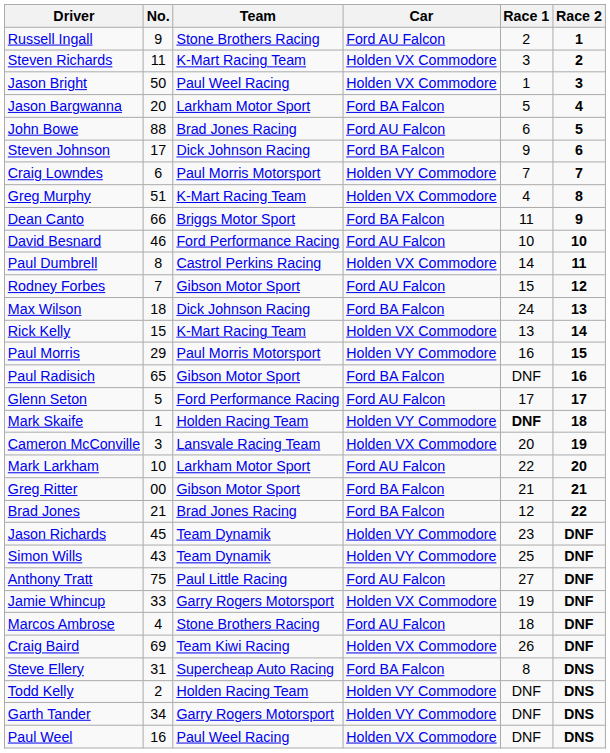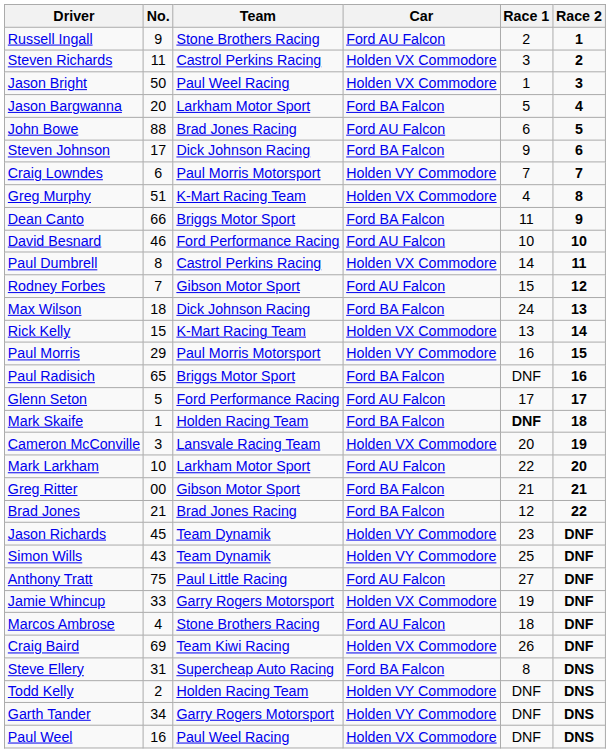(241, 61) K-Mart Racing Team -> (249, 61) Castrol Perkins Racing
(238, 377) Gibson Motor Sport -> (236, 377) Briggs Motor Sport
(421, 422) Holden VY Commodore -> (395, 422) Ford BA Falcon
